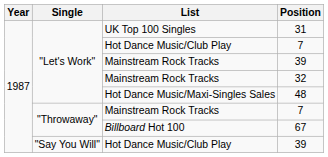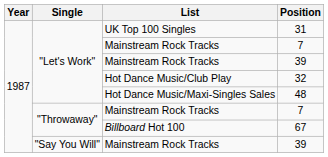(168, 45) Hot Dance Music/Club Play -> (162, 45) Mainstream Rock Tracks
(162, 78) Mainstream Rock Tracks -> (168, 78) Hot Dance Music/Club Play
(168, 144) Hot Dance Music/Club Play -> (162, 144) Mainstream Rock Tracks
